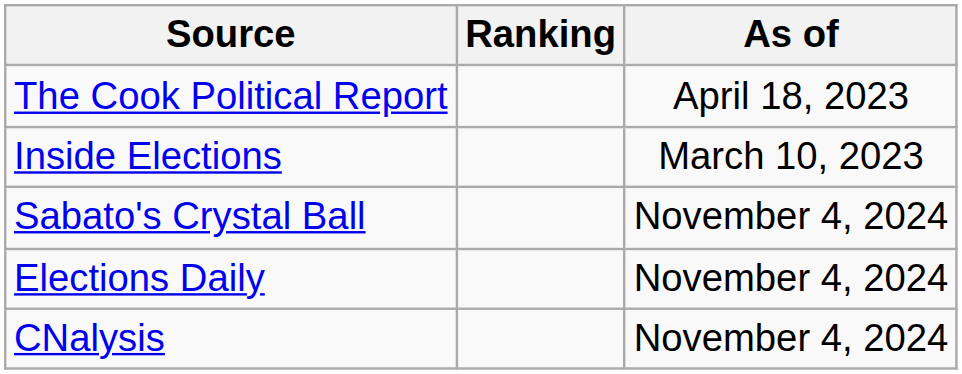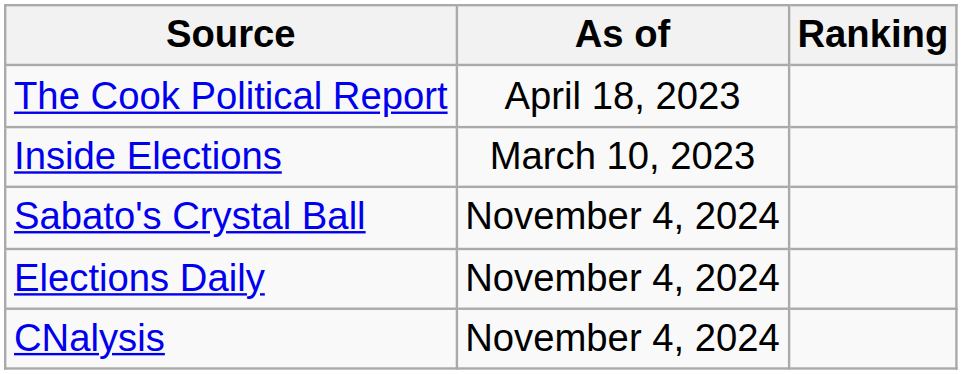columns swapped: (541, 34) <-> (791, 34)
